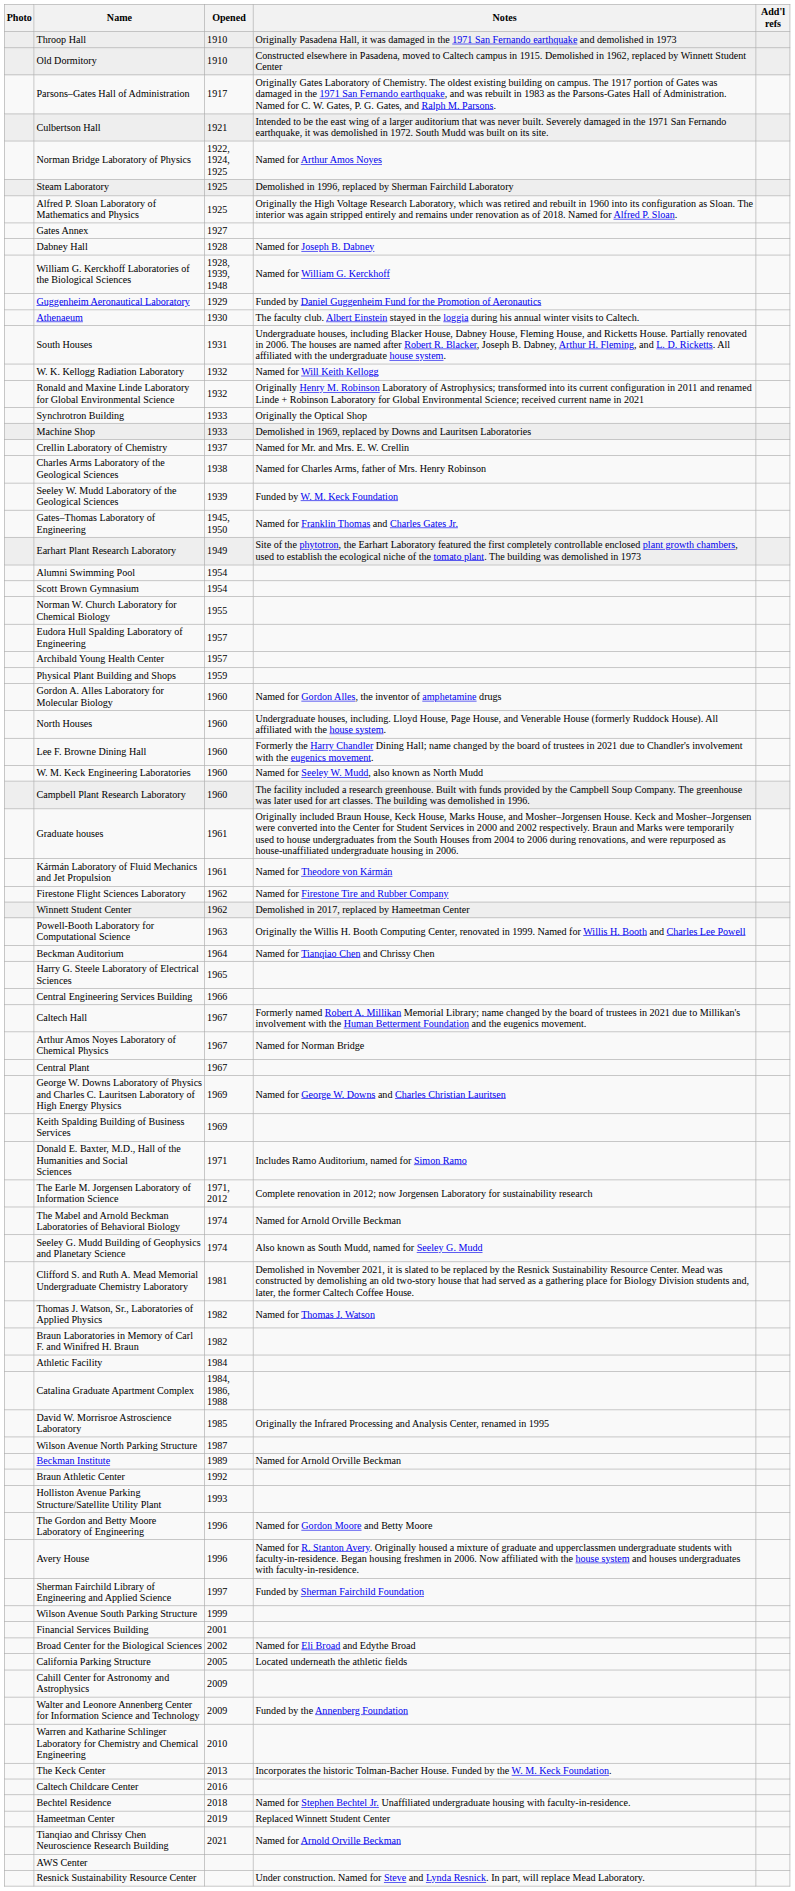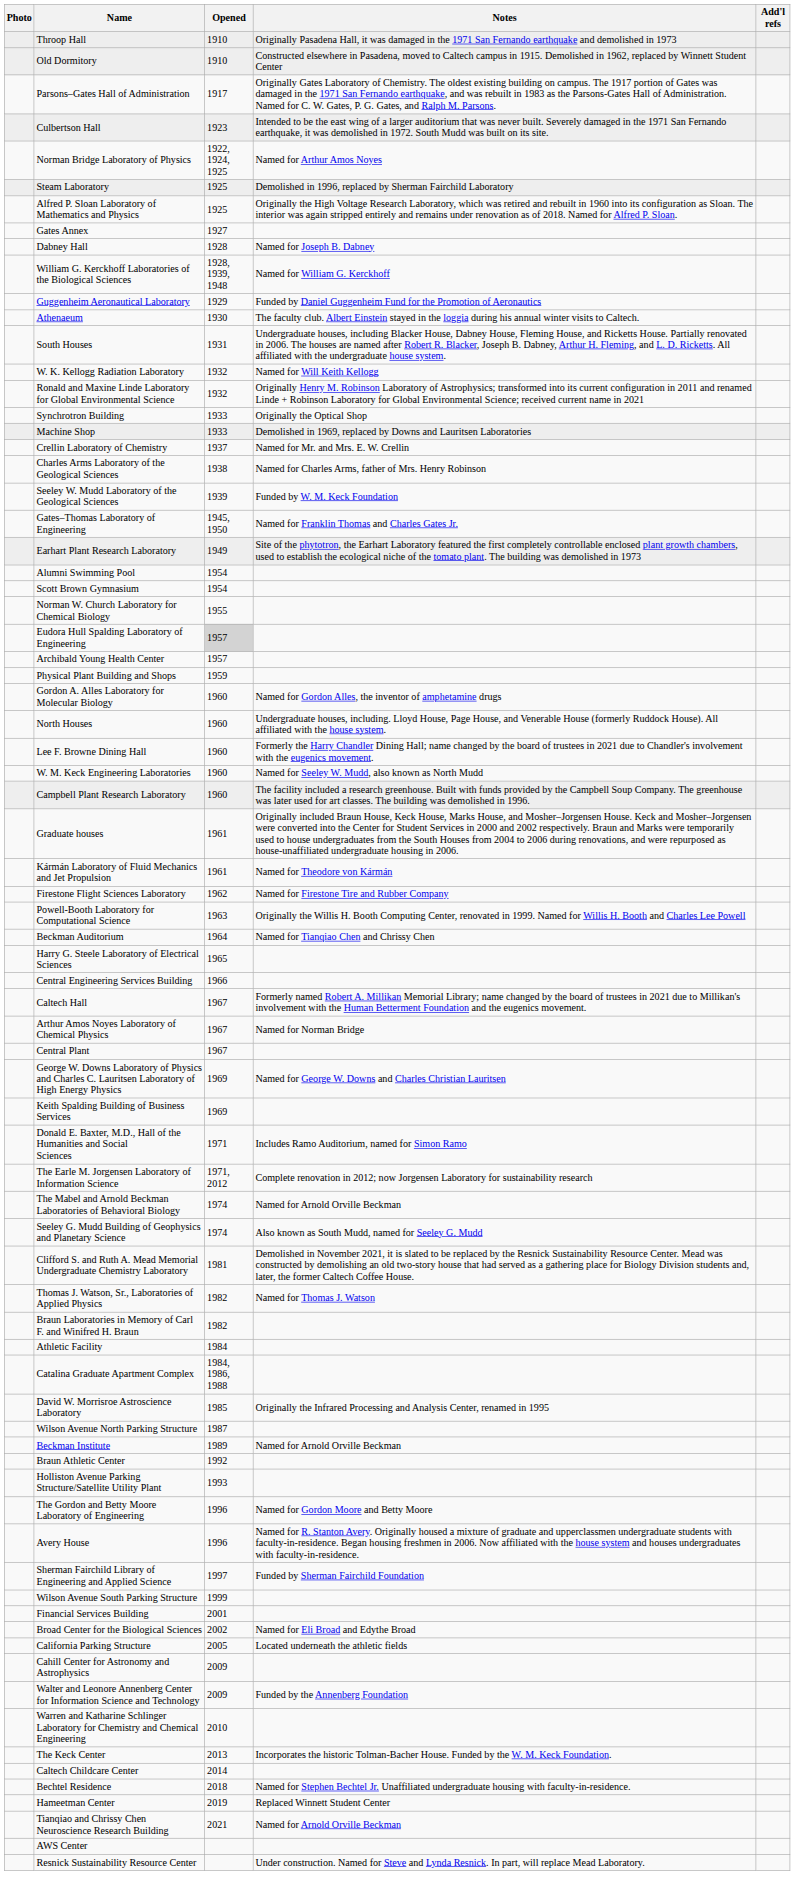(217, 127) 1921 -> (217, 127) 1923
(217, 637) no background -> (217, 637) lightgrey background
- row: (84, 910)
(217, 1787) 2016 -> (217, 1771) 2014
